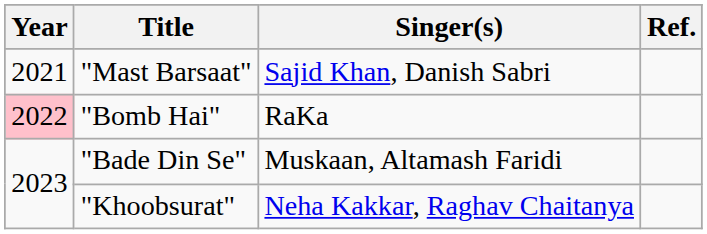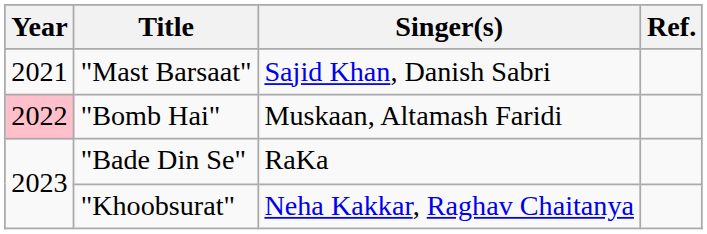(297, 116) RaKa -> (413, 116) Muskaan, Altamash Faridi
(413, 160) Muskaan, Altamash Faridi -> (297, 160) RaKa
